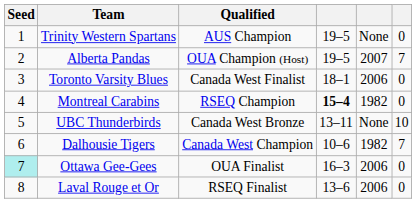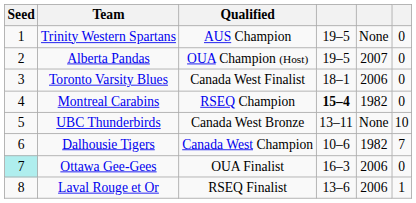(402, 58) 7 -> (402, 58) 0
(402, 187) 0 -> (402, 187) 1
